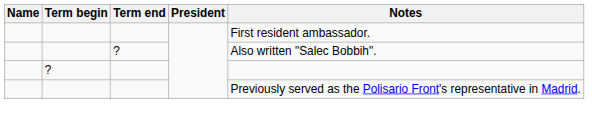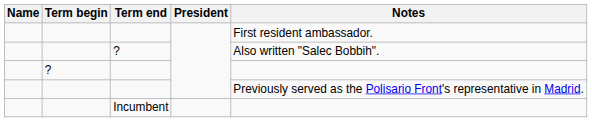+ row: (76, 108)
